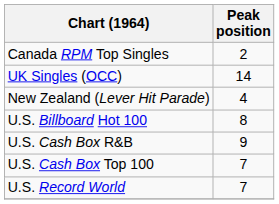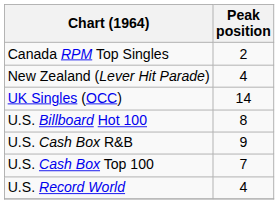rows swapped: (109, 98) <-> (65, 76)
(243, 187) 7 -> (243, 187) 4
